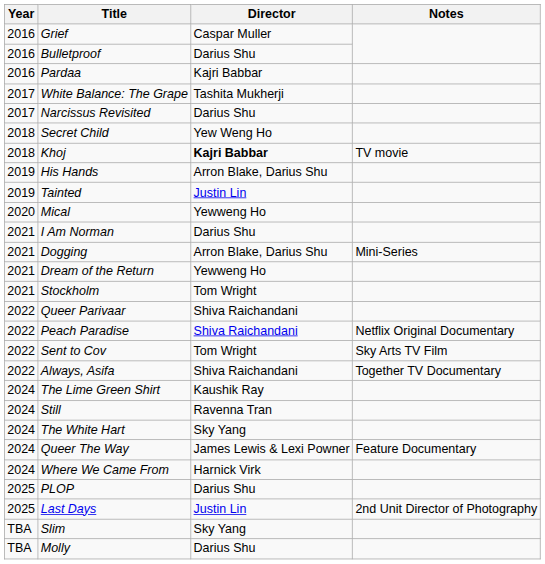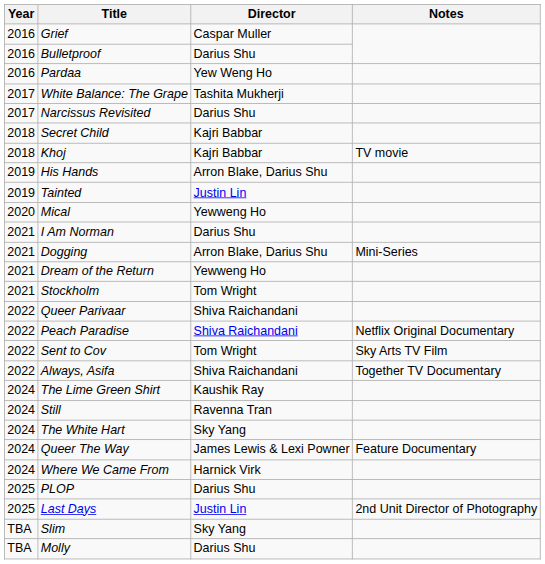(228, 73) Kajri Babbar -> (233, 73) Yew Weng Ho
(233, 133) Yew Weng Ho -> (228, 133) Kajri Babbar
(231, 152) bold -> (228, 152) normal
